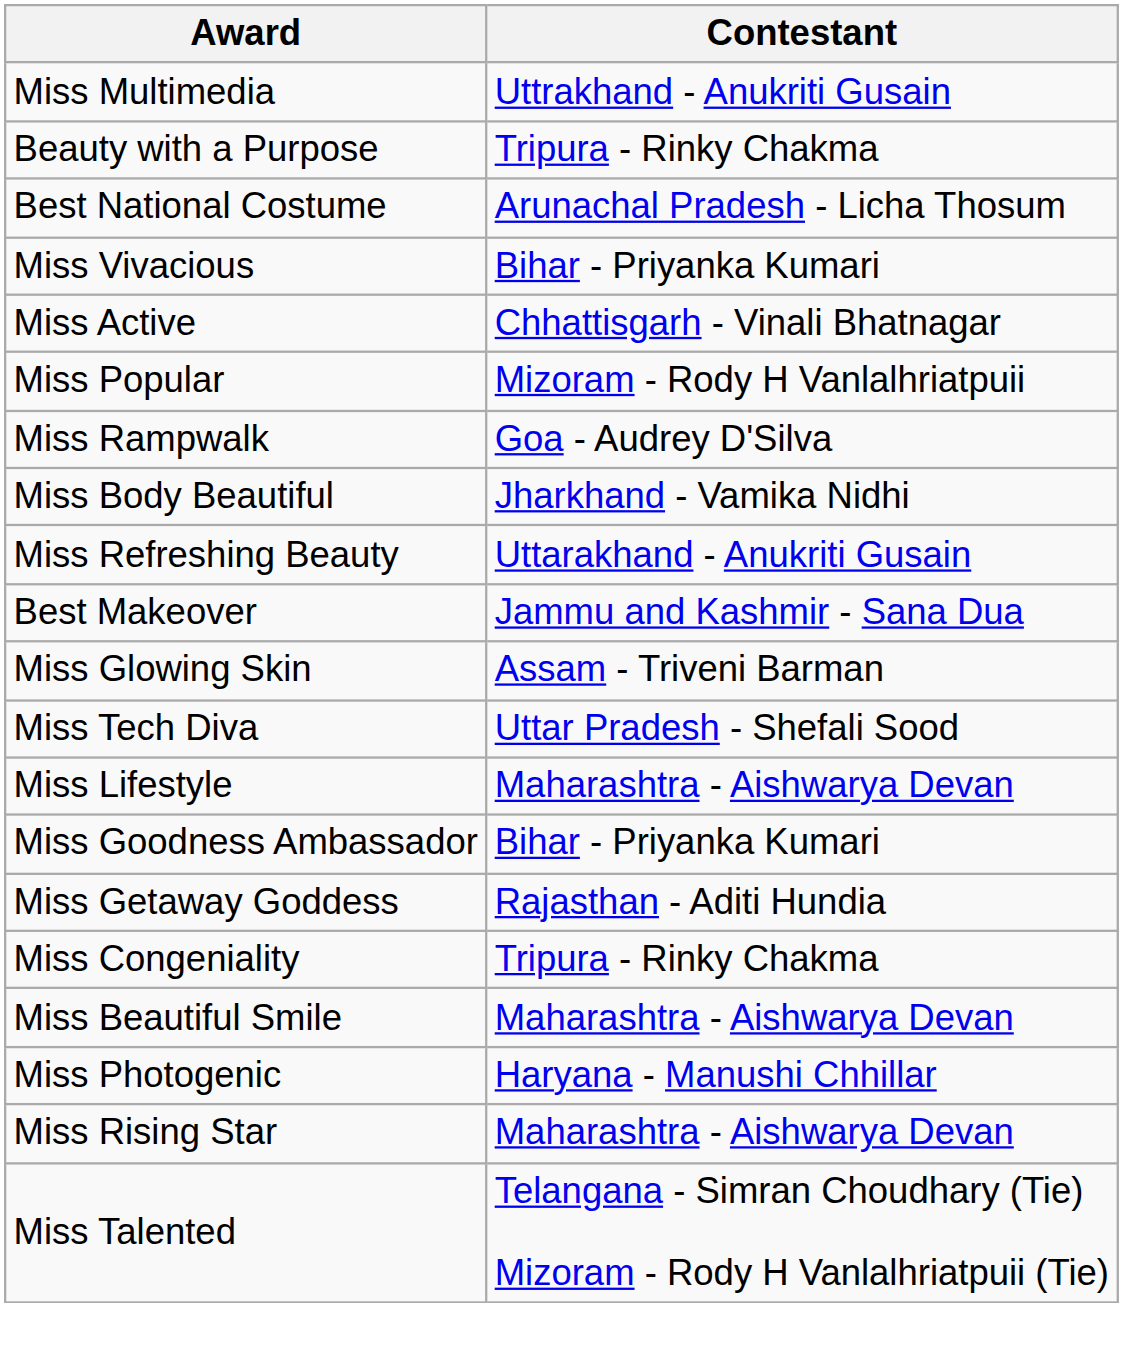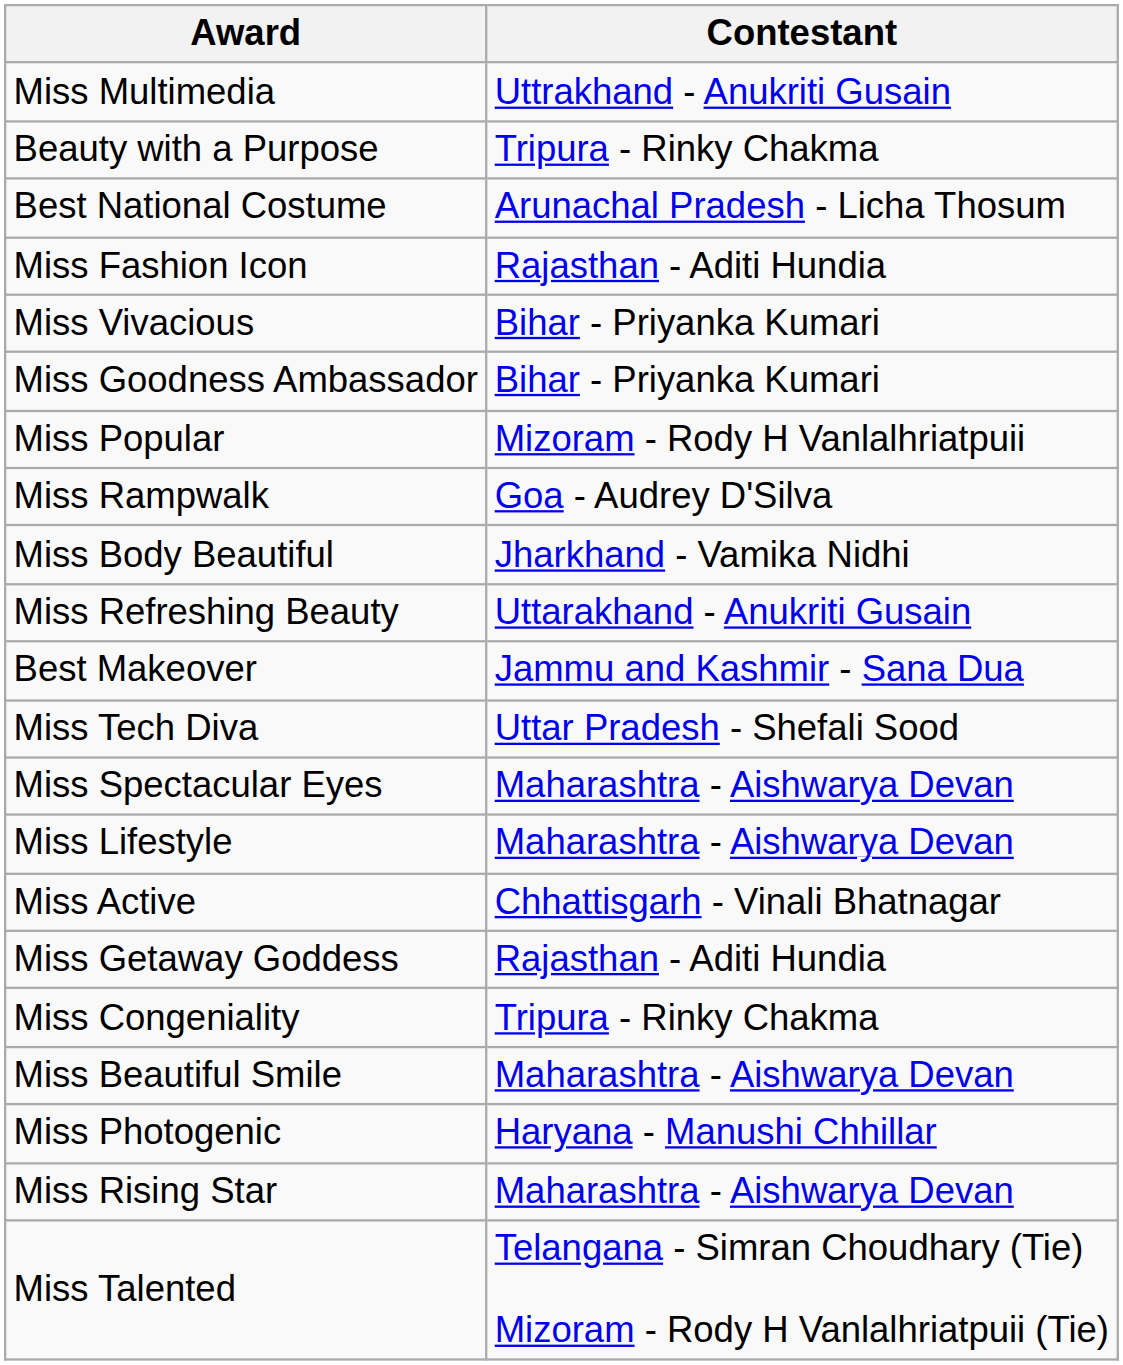+ row: (161, 264)
rows swapped: (246, 843) <-> (105, 322)
- row: (163, 669)
+ row: (198, 785)
